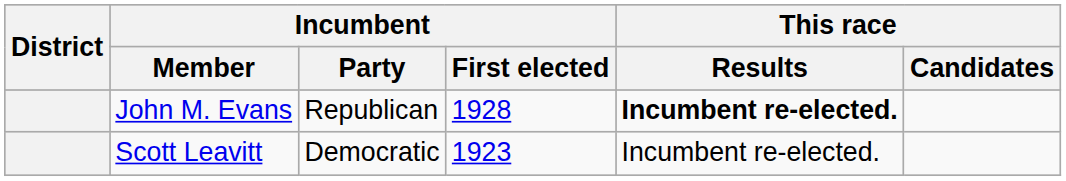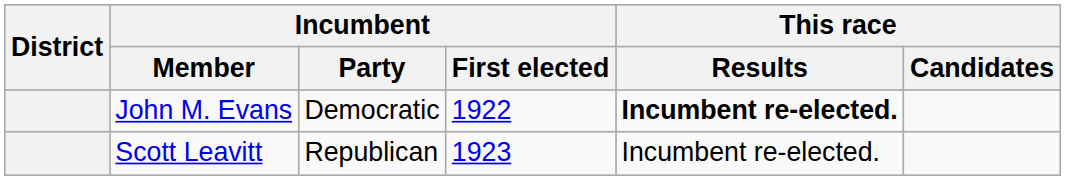(371, 110) Republican -> (372, 110) Democratic
(482, 110) 1928 -> (482, 110) 1922
(372, 152) Democratic -> (371, 152) Republican
